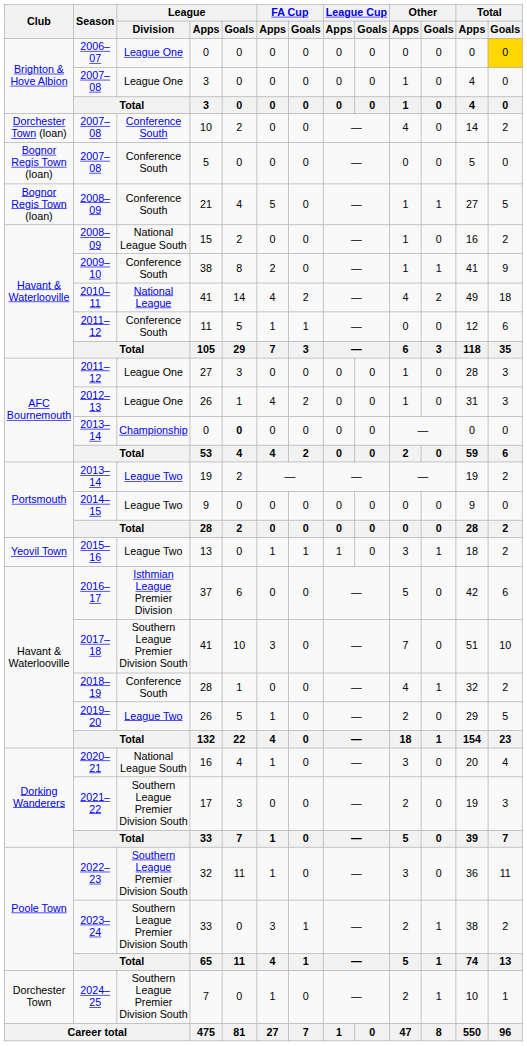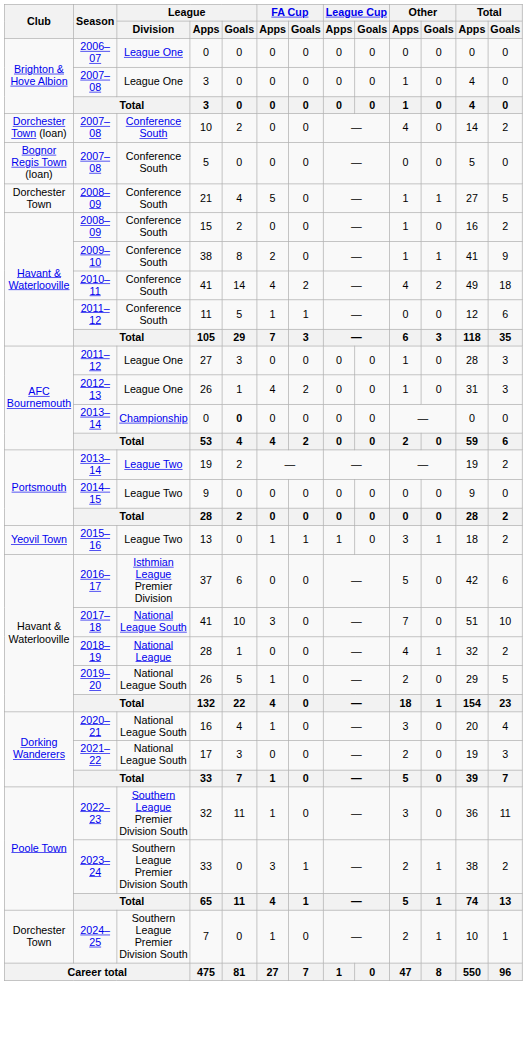(505, 53) gold background -> (505, 53) no background
(39, 204) Bognor Regis Town (loan) -> (39, 198) Dorchester Town
(153, 239) National League South -> (153, 227) Conference South
(153, 297) National League -> (153, 285) Conference South
(153, 646) Southern League Premier Division South -> (153, 622) National League South
(153, 687) Conference South -> (153, 651) National League
(153, 716) League Two -> (153, 680) National League South
(153, 803) Southern League Premier Division South -> (153, 755) National League South
